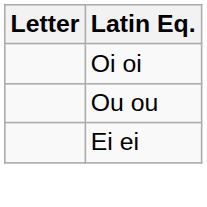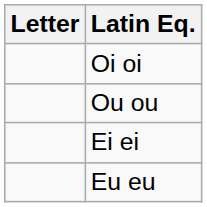+ row: (123, 181)
